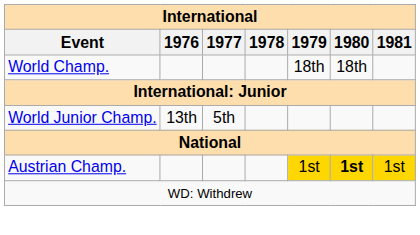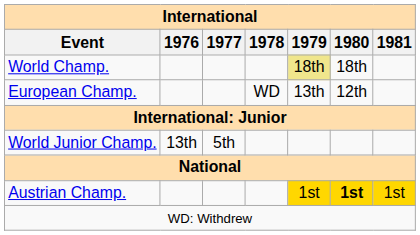(309, 67) no background -> (309, 67) khaki background
+ row: (72, 92)
